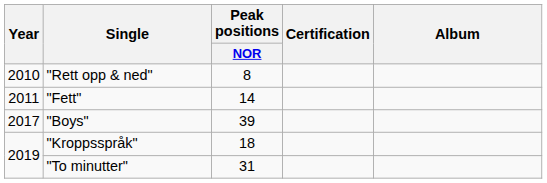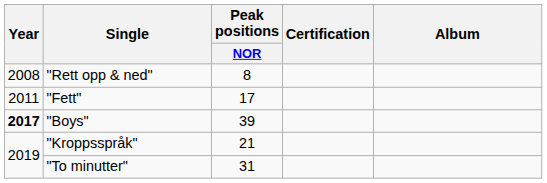(24, 75) 2010 -> (24, 75) 2008
(247, 98) 14 -> (247, 98) 17
(24, 121) normal -> (24, 121) bold
(247, 143) 18 -> (247, 143) 21
